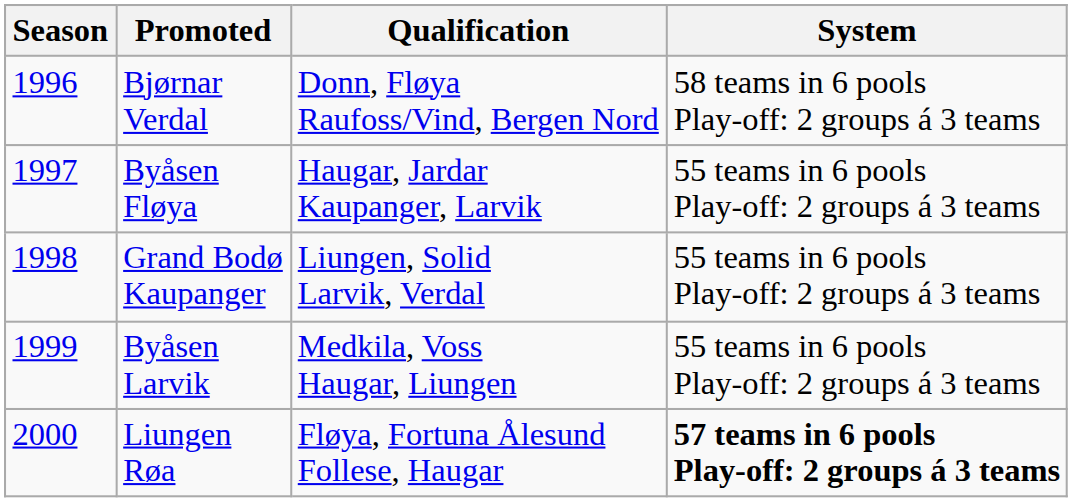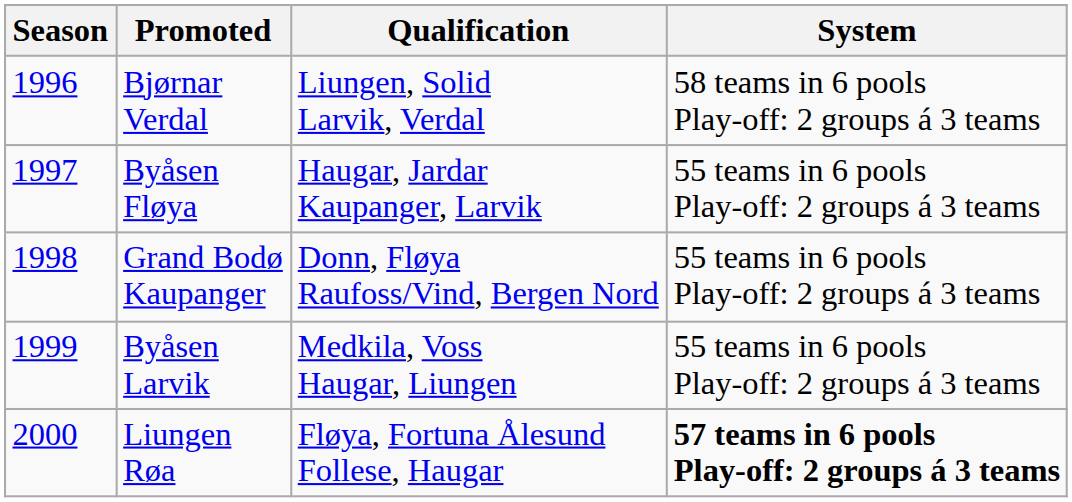(478, 100) Donn, Fløya Raufoss/Vind, Bergen Nord -> (394, 100) Liungen, Solid Larvik, Verdal
(394, 276) Liungen, Solid Larvik, Verdal -> (478, 276) Donn, Fløya Raufoss/Vind, Bergen Nord
